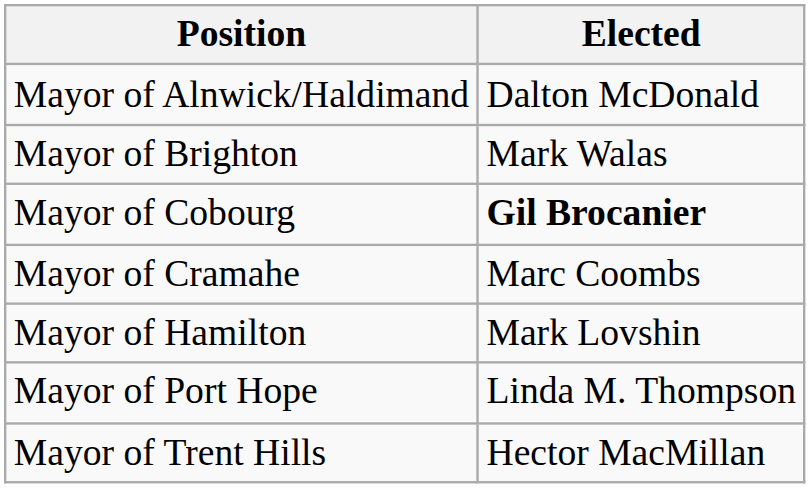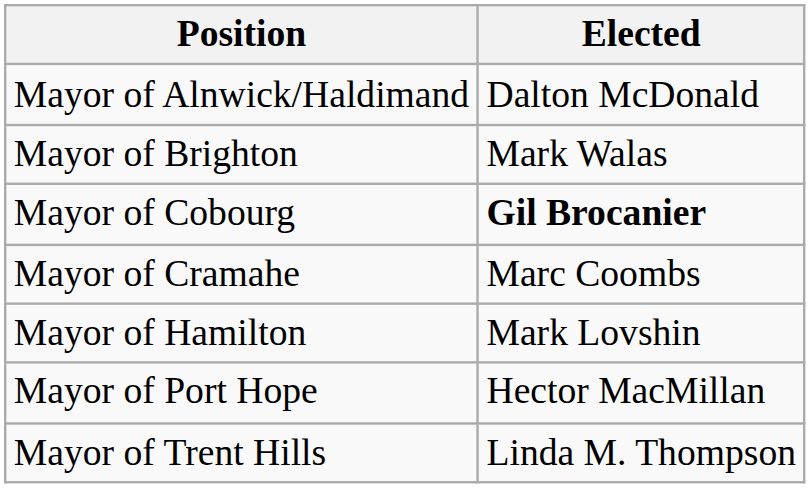(641, 392) Linda M. Thompson -> (626, 392) Hector MacMillan
(626, 451) Hector MacMillan -> (641, 451) Linda M. Thompson
